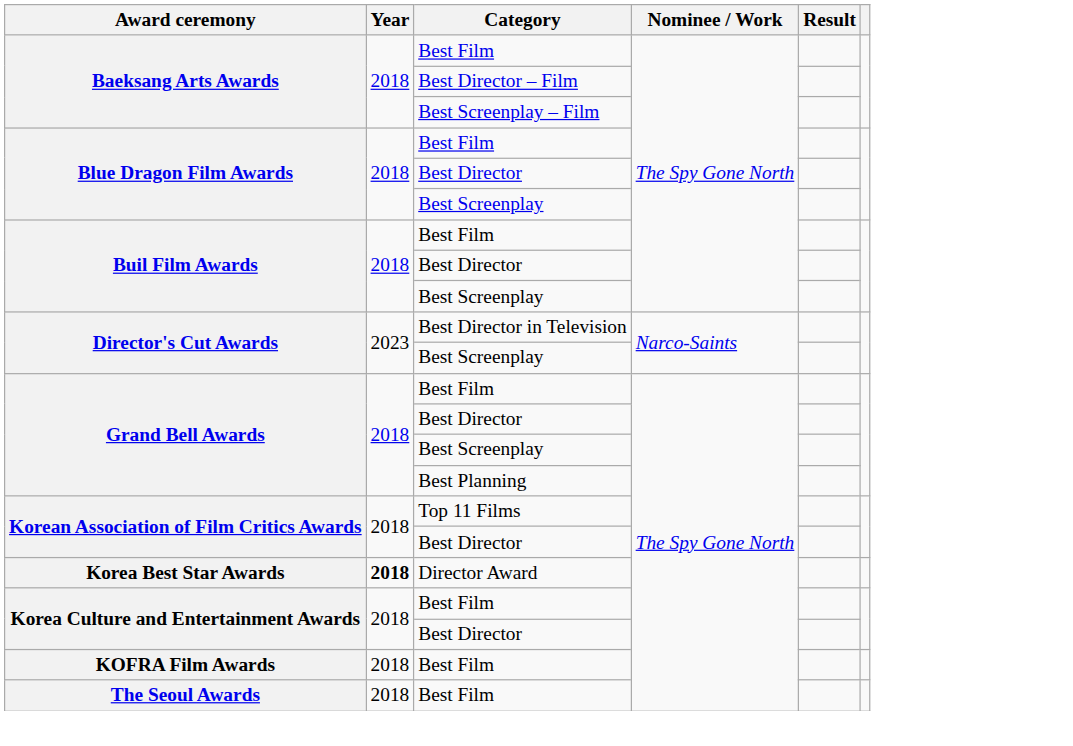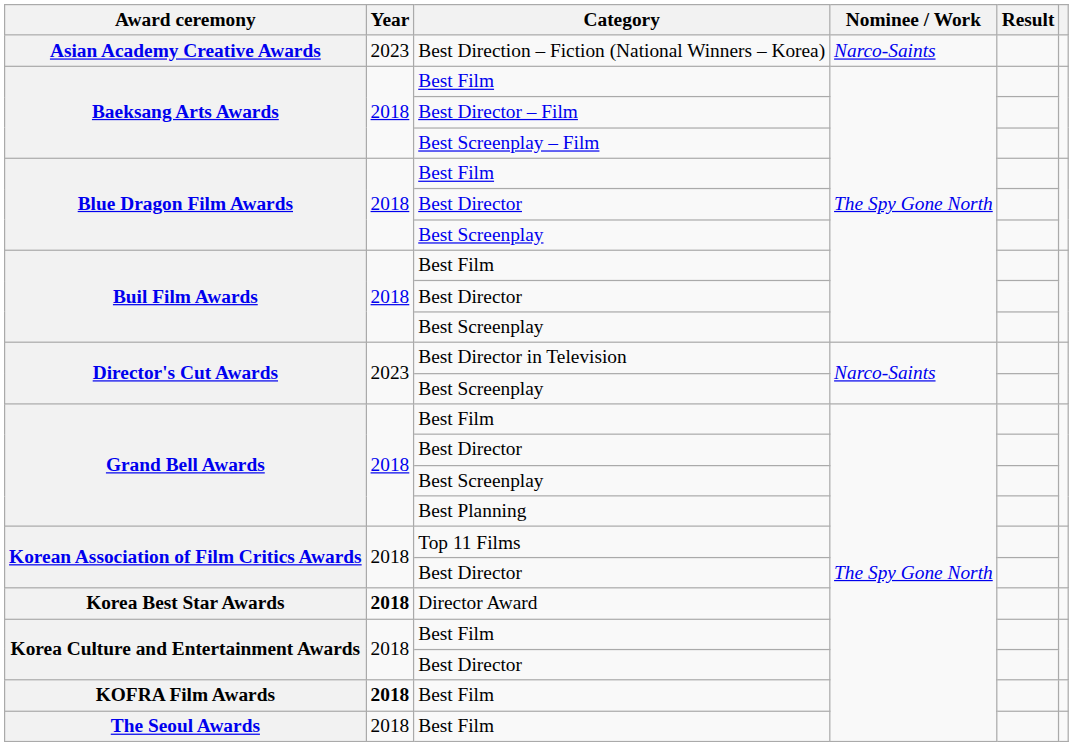+ row: (185, 50)
(390, 664) normal -> (390, 695) bold
